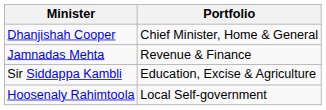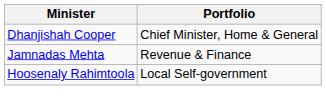- row: (65, 74)
